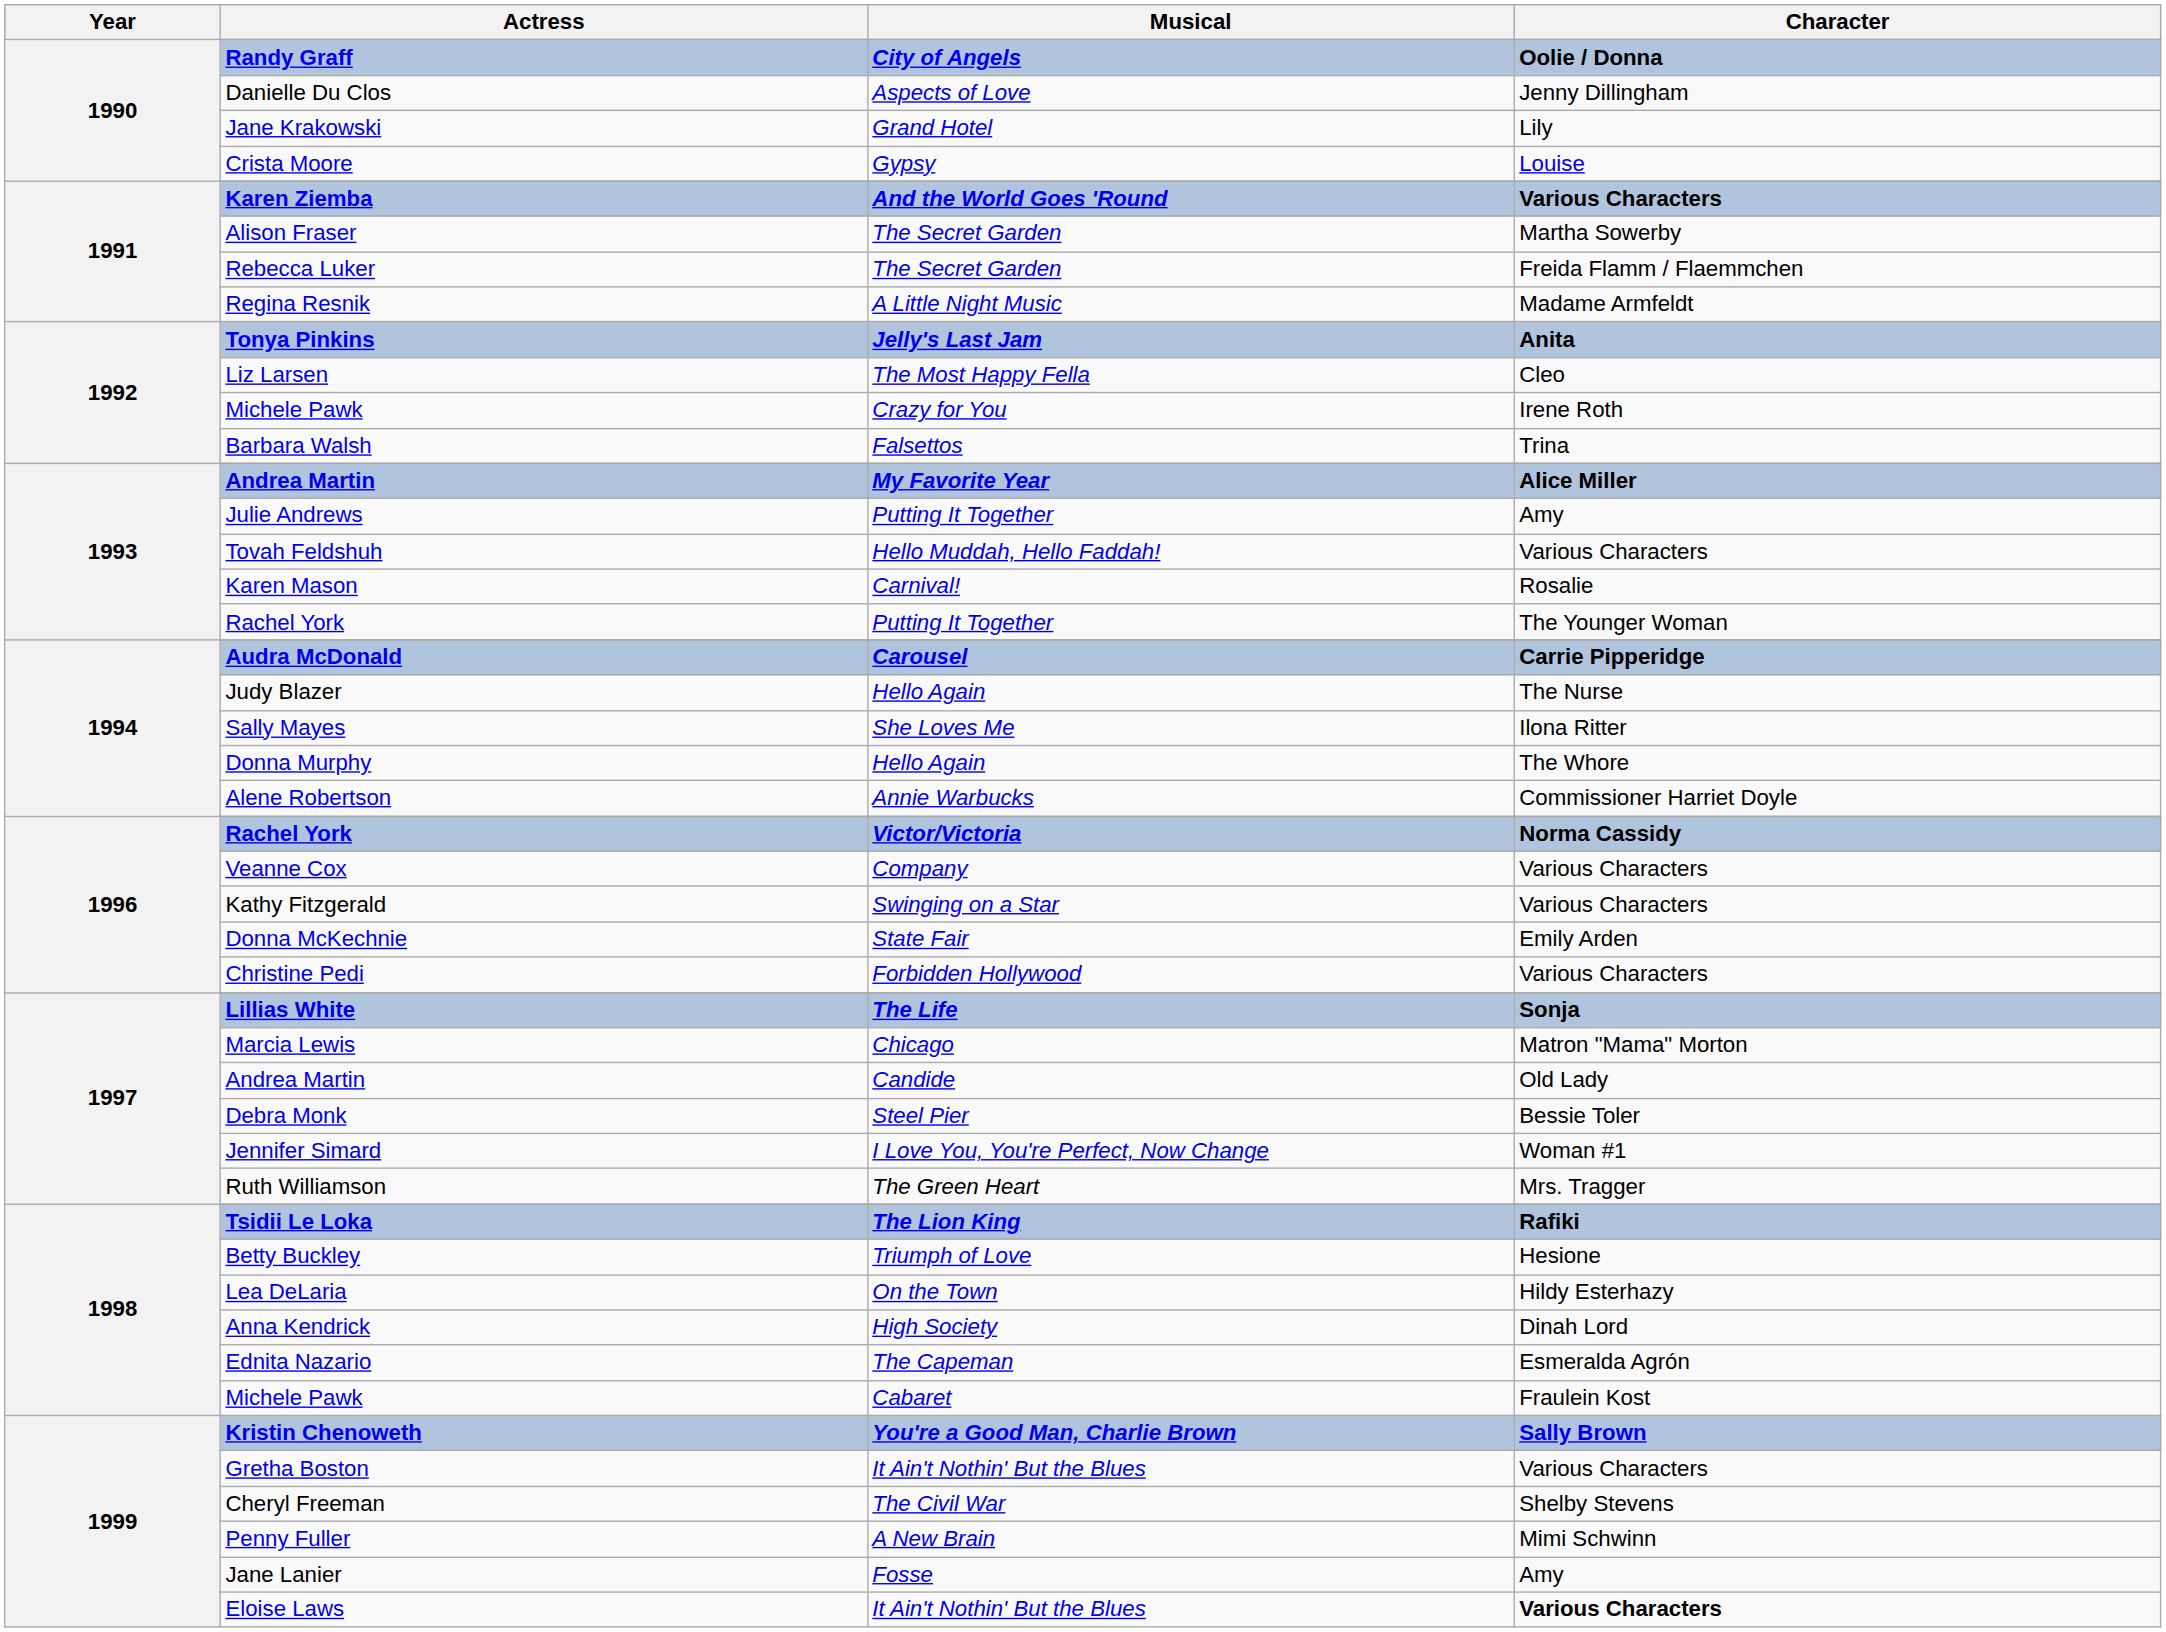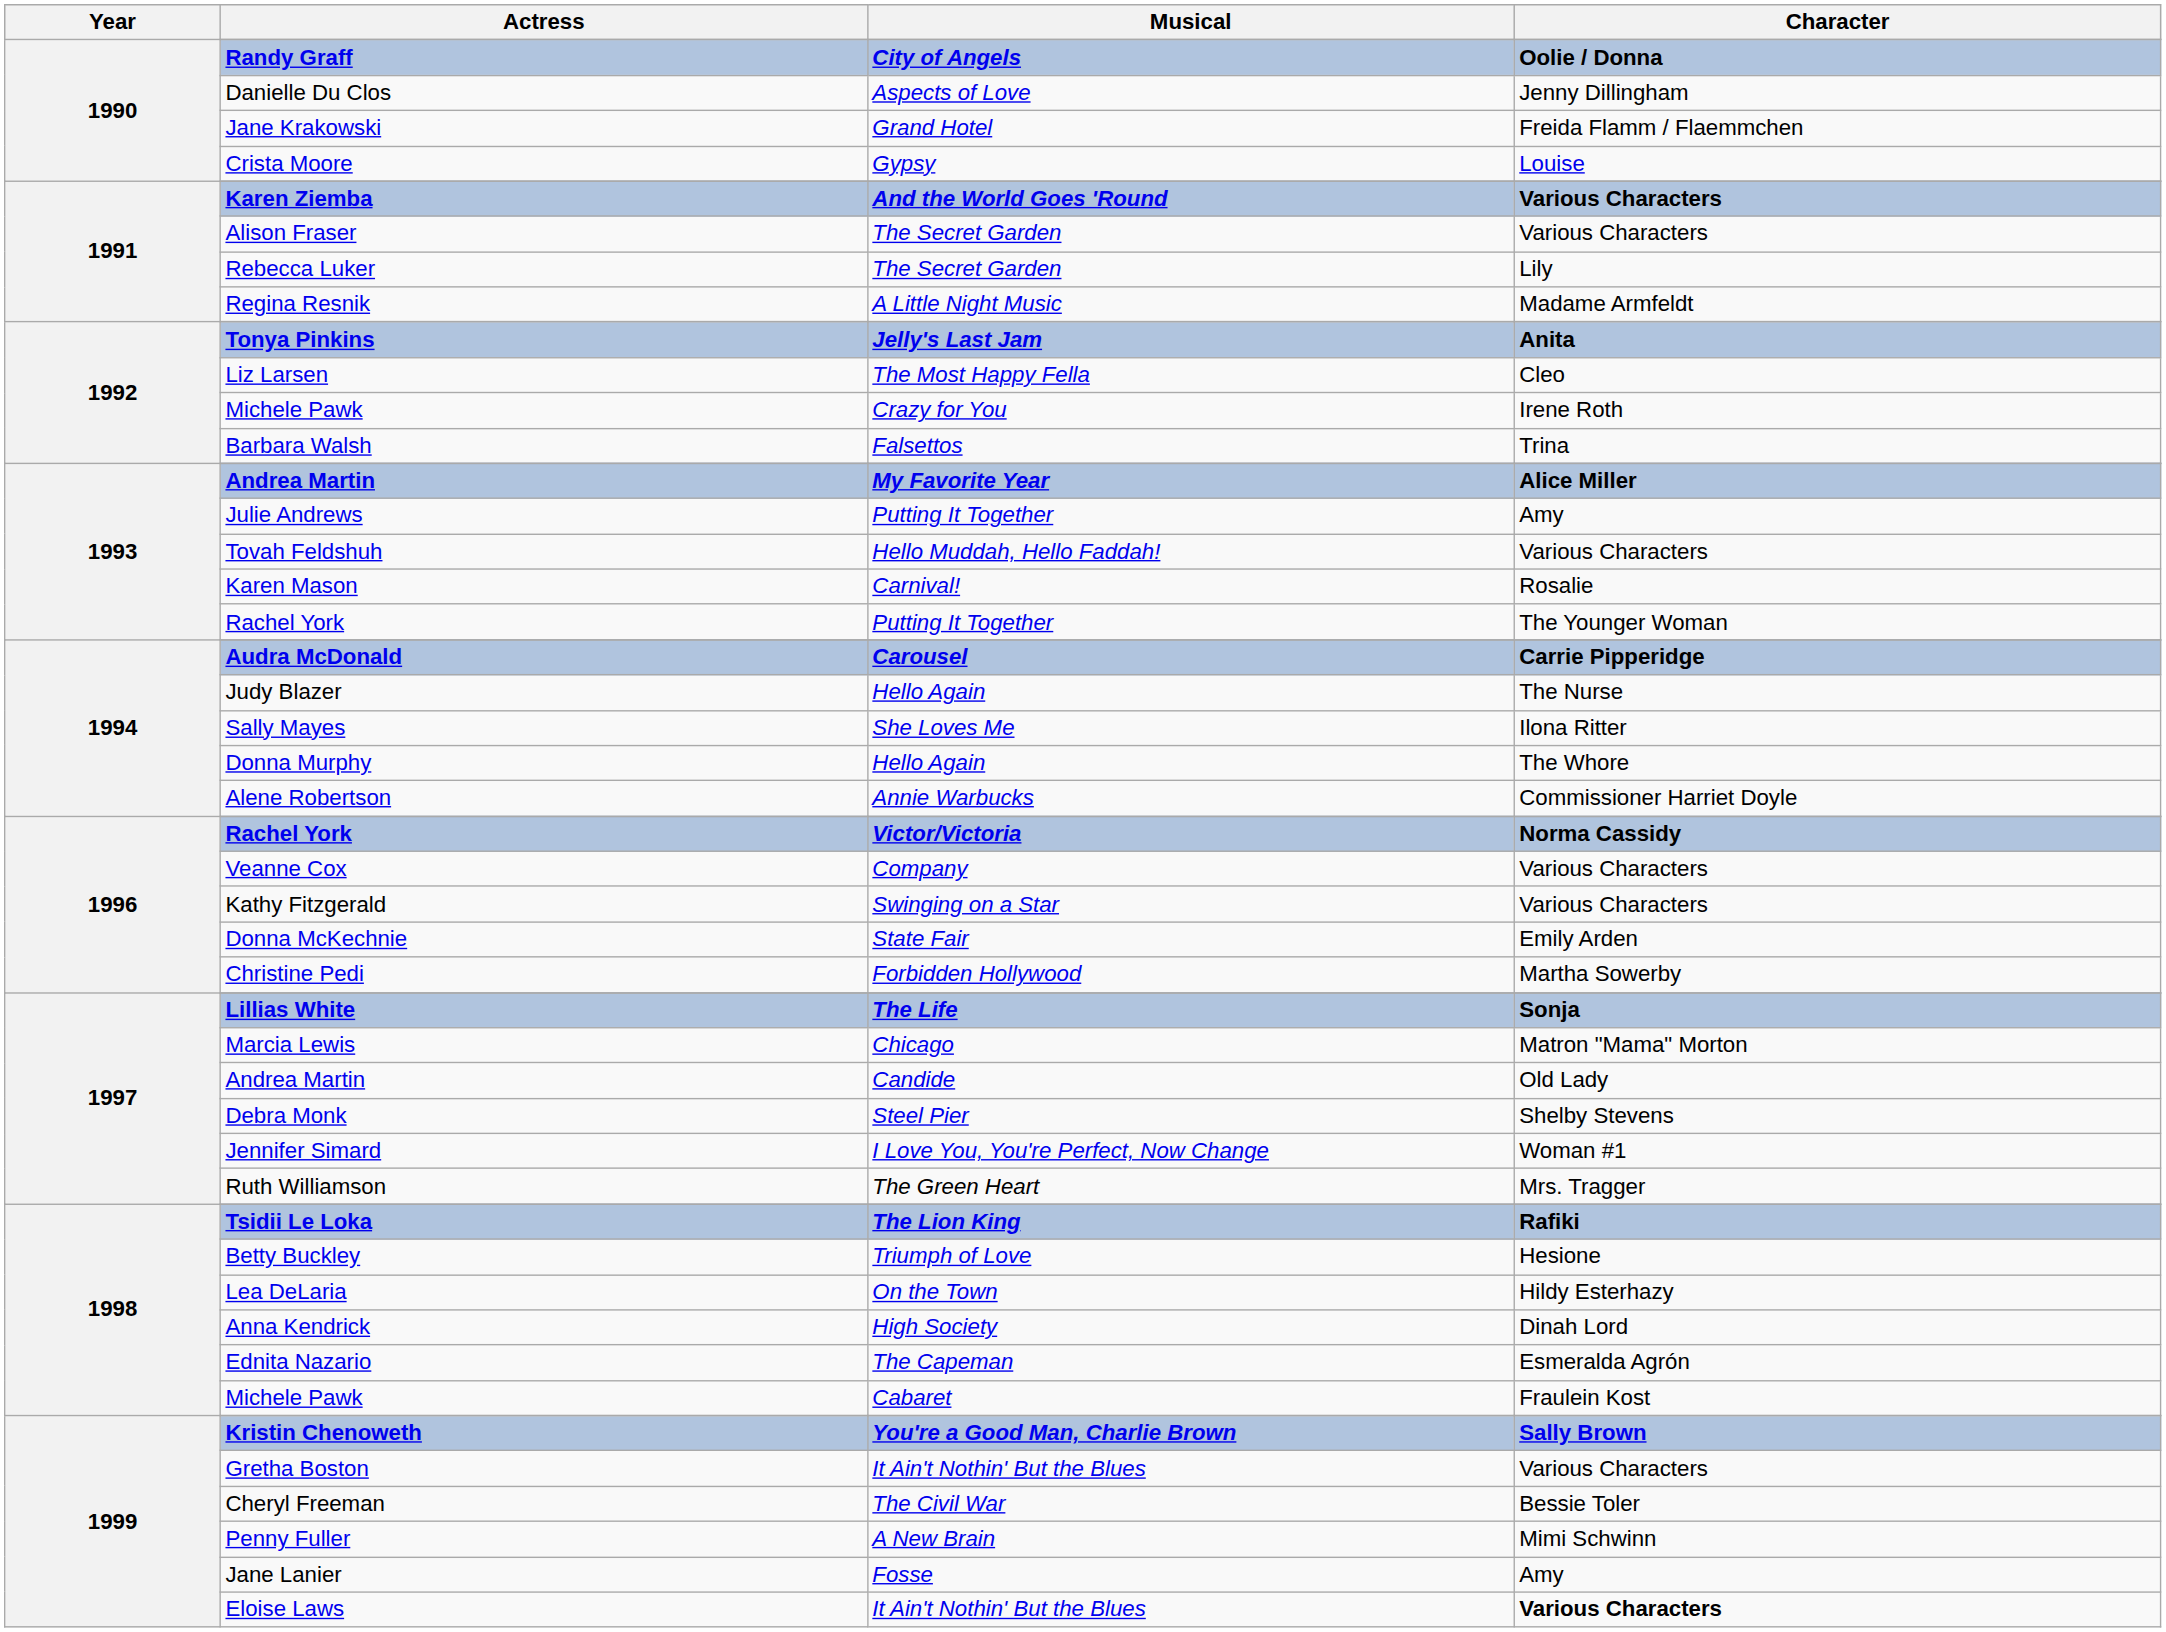(1536, 127) Lily -> (1661, 127) Freida Flamm / Flaemmchen
(1600, 233) Martha Sowerby -> (1614, 233) Various Characters
(1661, 269) Freida Flamm / Flaemmchen -> (1536, 269) Lily
(1614, 974) Various Characters -> (1600, 974) Martha Sowerby
(1580, 1115) Bessie Toler -> (1597, 1115) Shelby Stevens
(1597, 1503) Shelby Stevens -> (1580, 1503) Bessie Toler
